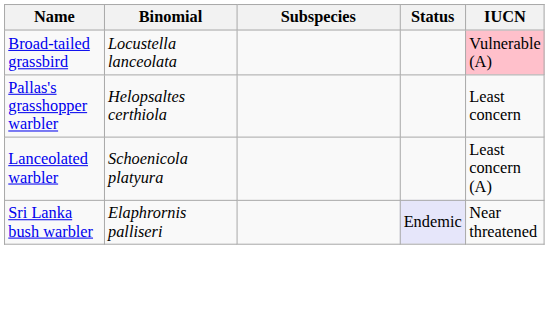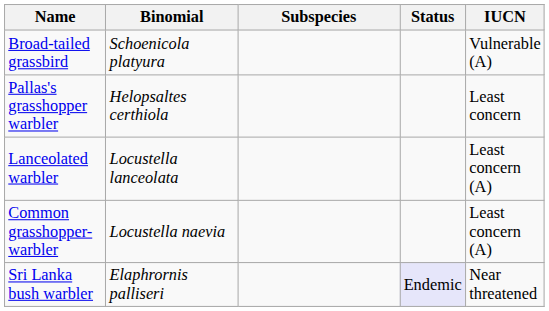(142, 52) Locustella lanceolata -> (149, 52) Schoenicola platyura
(505, 52) pink background -> (505, 52) no background
(148, 168) Schoenicola platyura -> (144, 168) Locustella lanceolata
+ row: (50, 231)
